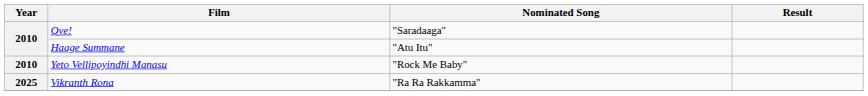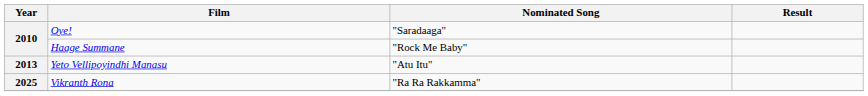(412, 47) "Atu Itu" -> (430, 47) "Rock Me Baby"
(26, 64) 2010 -> (26, 64) 2013
(430, 64) "Rock Me Baby" -> (412, 64) "Atu Itu"
